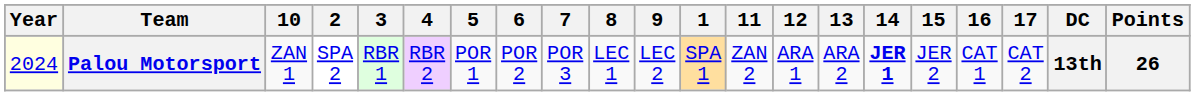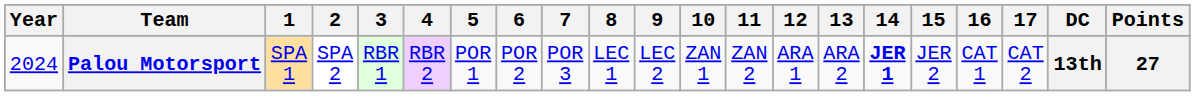columns swapped: (703, 21) <-> (289, 21)
(34, 63) lightyellow background -> (34, 63) no background
(1148, 63) 26 -> (1148, 63) 27
